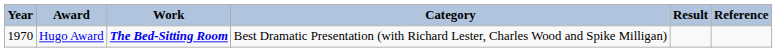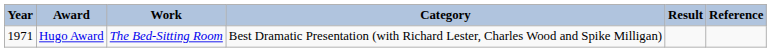(20, 36) 1970 -> (20, 36) 1971
(169, 36) bold -> (166, 36) normal
